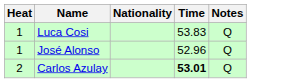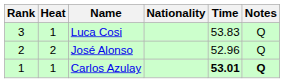+ column: (21, 13)
(20, 50) 1 -> (53, 50) 2
(20, 68) 2 -> (53, 68) 1
(227, 68) normal -> (261, 68) bold
